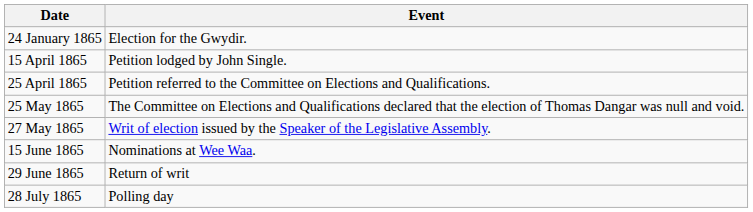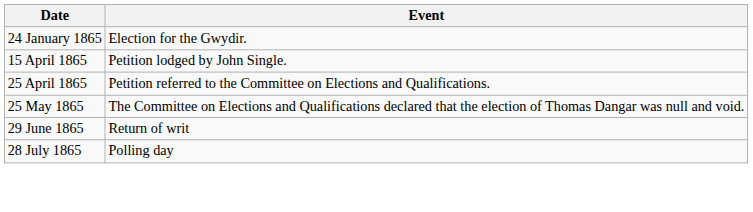- row: (46, 128)
- row: (46, 151)
